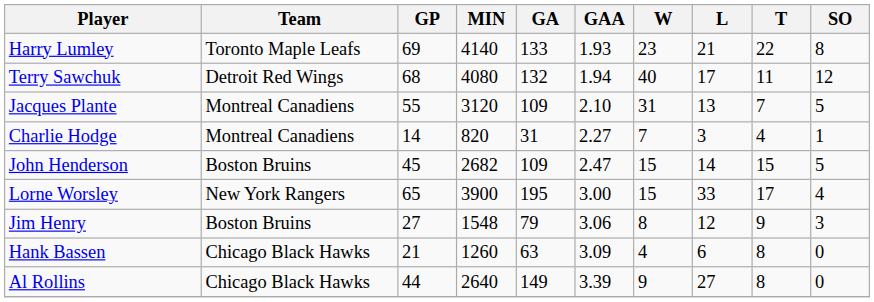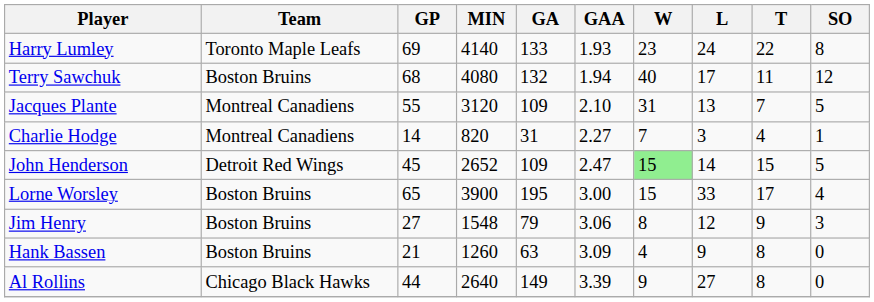(706, 48) 21 -> (706, 48) 24
(274, 77) Detroit Red Wings -> (258, 77) Boston Bruins
(258, 164) Boston Bruins -> (274, 164) Detroit Red Wings
(479, 164) 2682 -> (479, 164) 2652
(647, 164) no background -> (647, 164) lightgreen background
(275, 194) New York Rangers -> (258, 194) Boston Bruins
(288, 252) Chicago Black Hawks -> (258, 252) Boston Bruins
(702, 252) 6 -> (702, 252) 9
